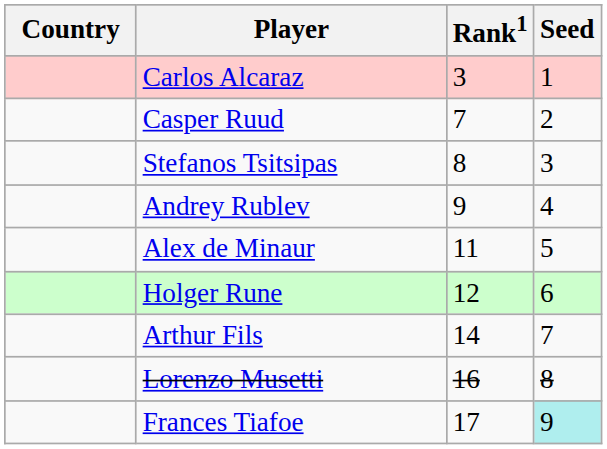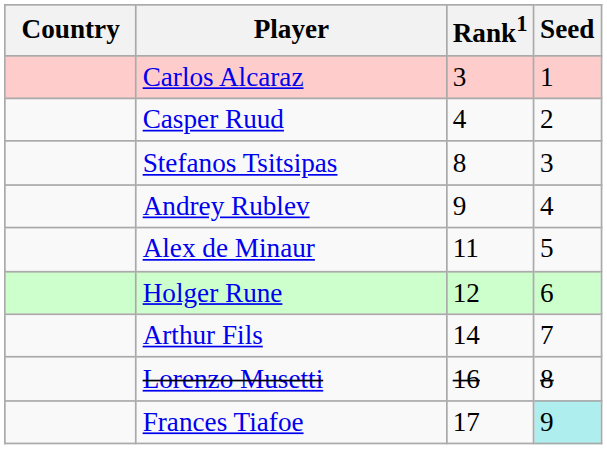(459, 119) 7 -> (459, 119) 4
